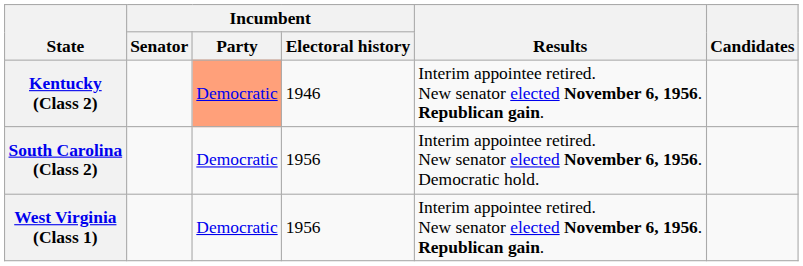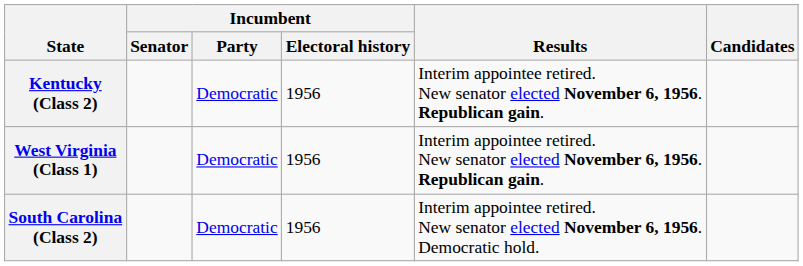(237, 93) lightsalmon background -> (237, 93) no background
(303, 93) 1946 -> (303, 93) 1956
rows swapped: (65, 160) <-> (65, 227)
